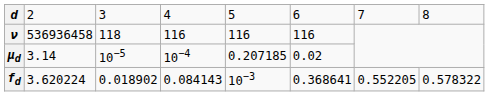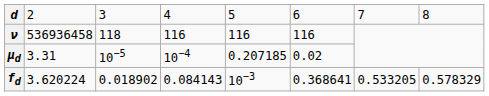(41, 56) 3.14 -> (41, 56) 3.31
(387, 79) 0.552205 -> (387, 79) 0.533205
(452, 79) 0.578322 -> (452, 79) 0.578329
